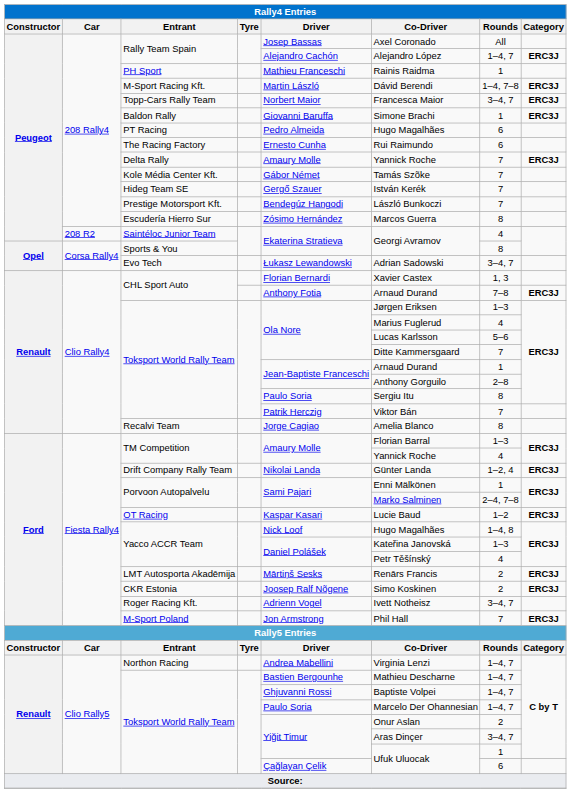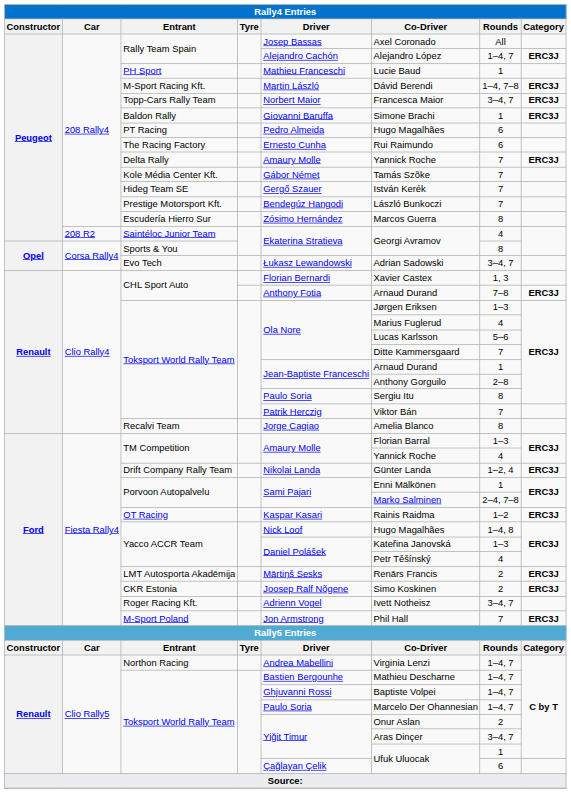(404, 71) Rainis Raidma -> (397, 71) Lucie Baud
(397, 514) Lucie Baud -> (404, 514) Rainis Raidma
